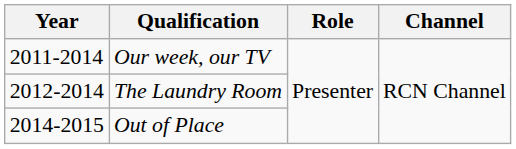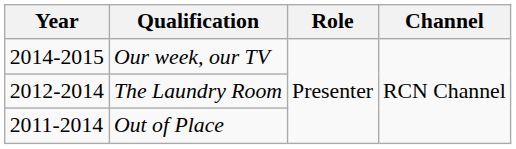(56, 56) 2011-2014 -> (57, 56) 2014-2015
(57, 125) 2014-2015 -> (56, 125) 2011-2014
